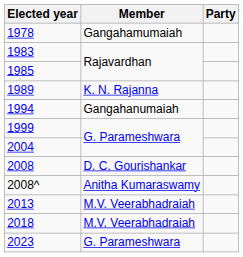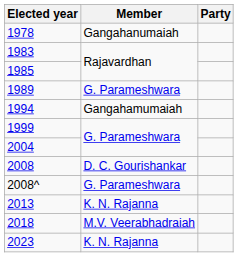(133, 33) Gangahamumaiah -> (131, 33) Gangahanumaiah
(121, 90) K. N. Rajanna -> (132, 90) G. Parameshwara
(131, 109) Gangahanumaiah -> (133, 109) Gangahamumaiah
(142, 185) Anitha Kumaraswamy -> (132, 185) G. Parameshwara
(139, 204) M.V. Veerabhadraiah -> (121, 204) K. N. Rajanna
(132, 242) G. Parameshwara -> (121, 242) K. N. Rajanna
